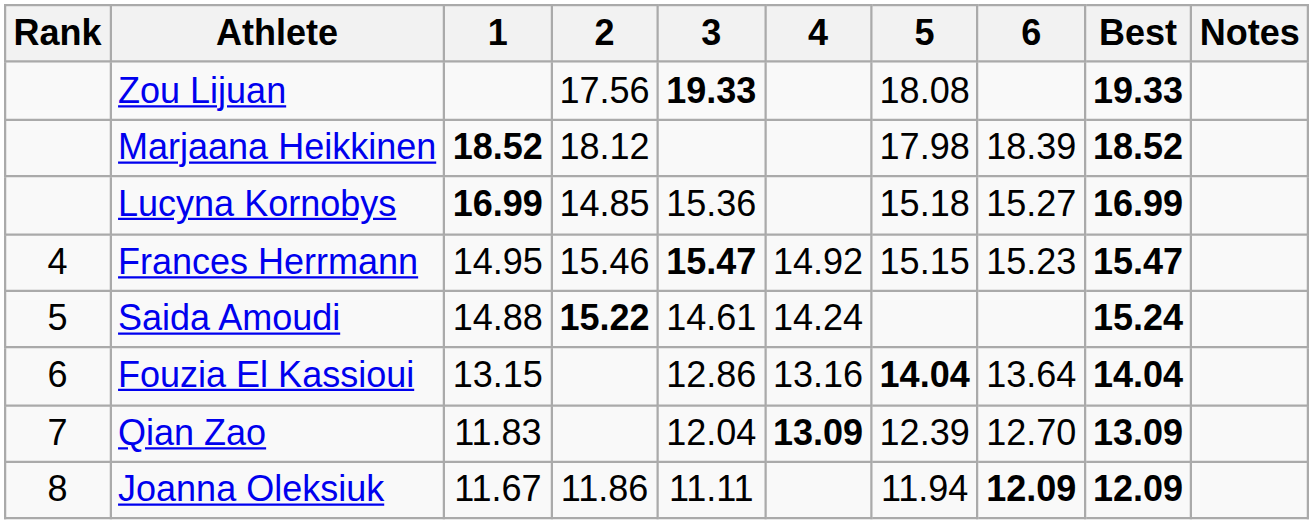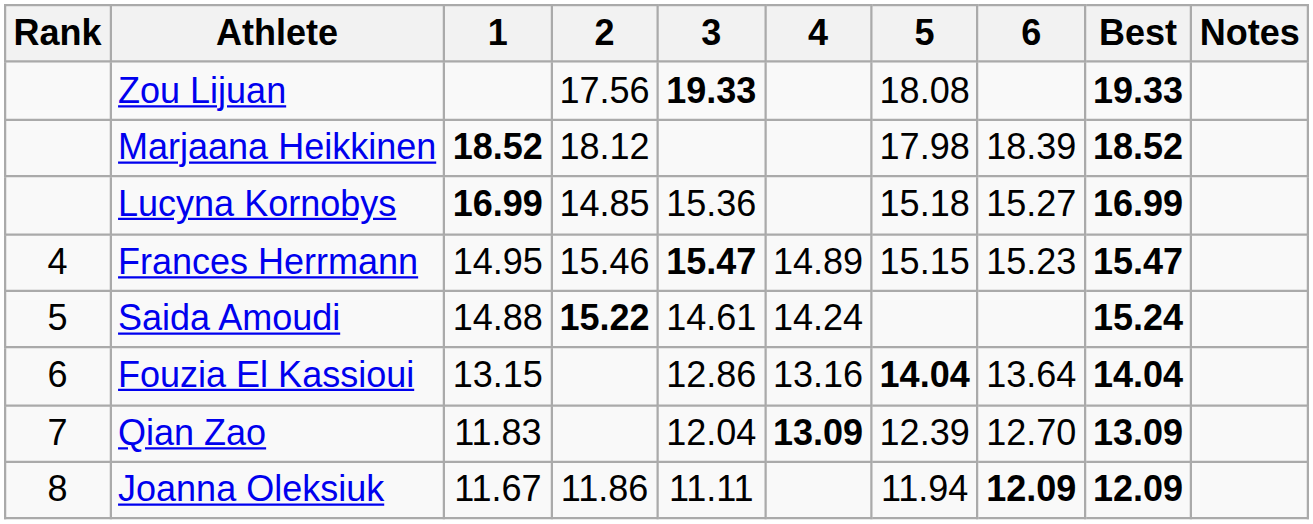(818, 261) 14.92 -> (818, 261) 14.89
